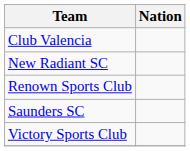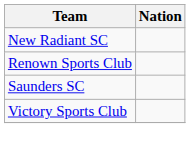- row: (50, 39)
